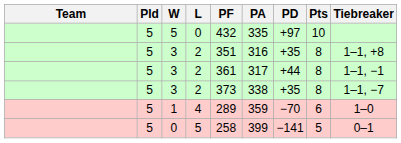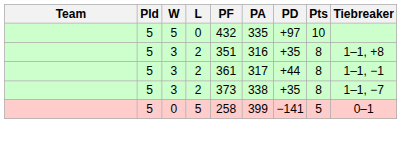- row: (174, 109)
